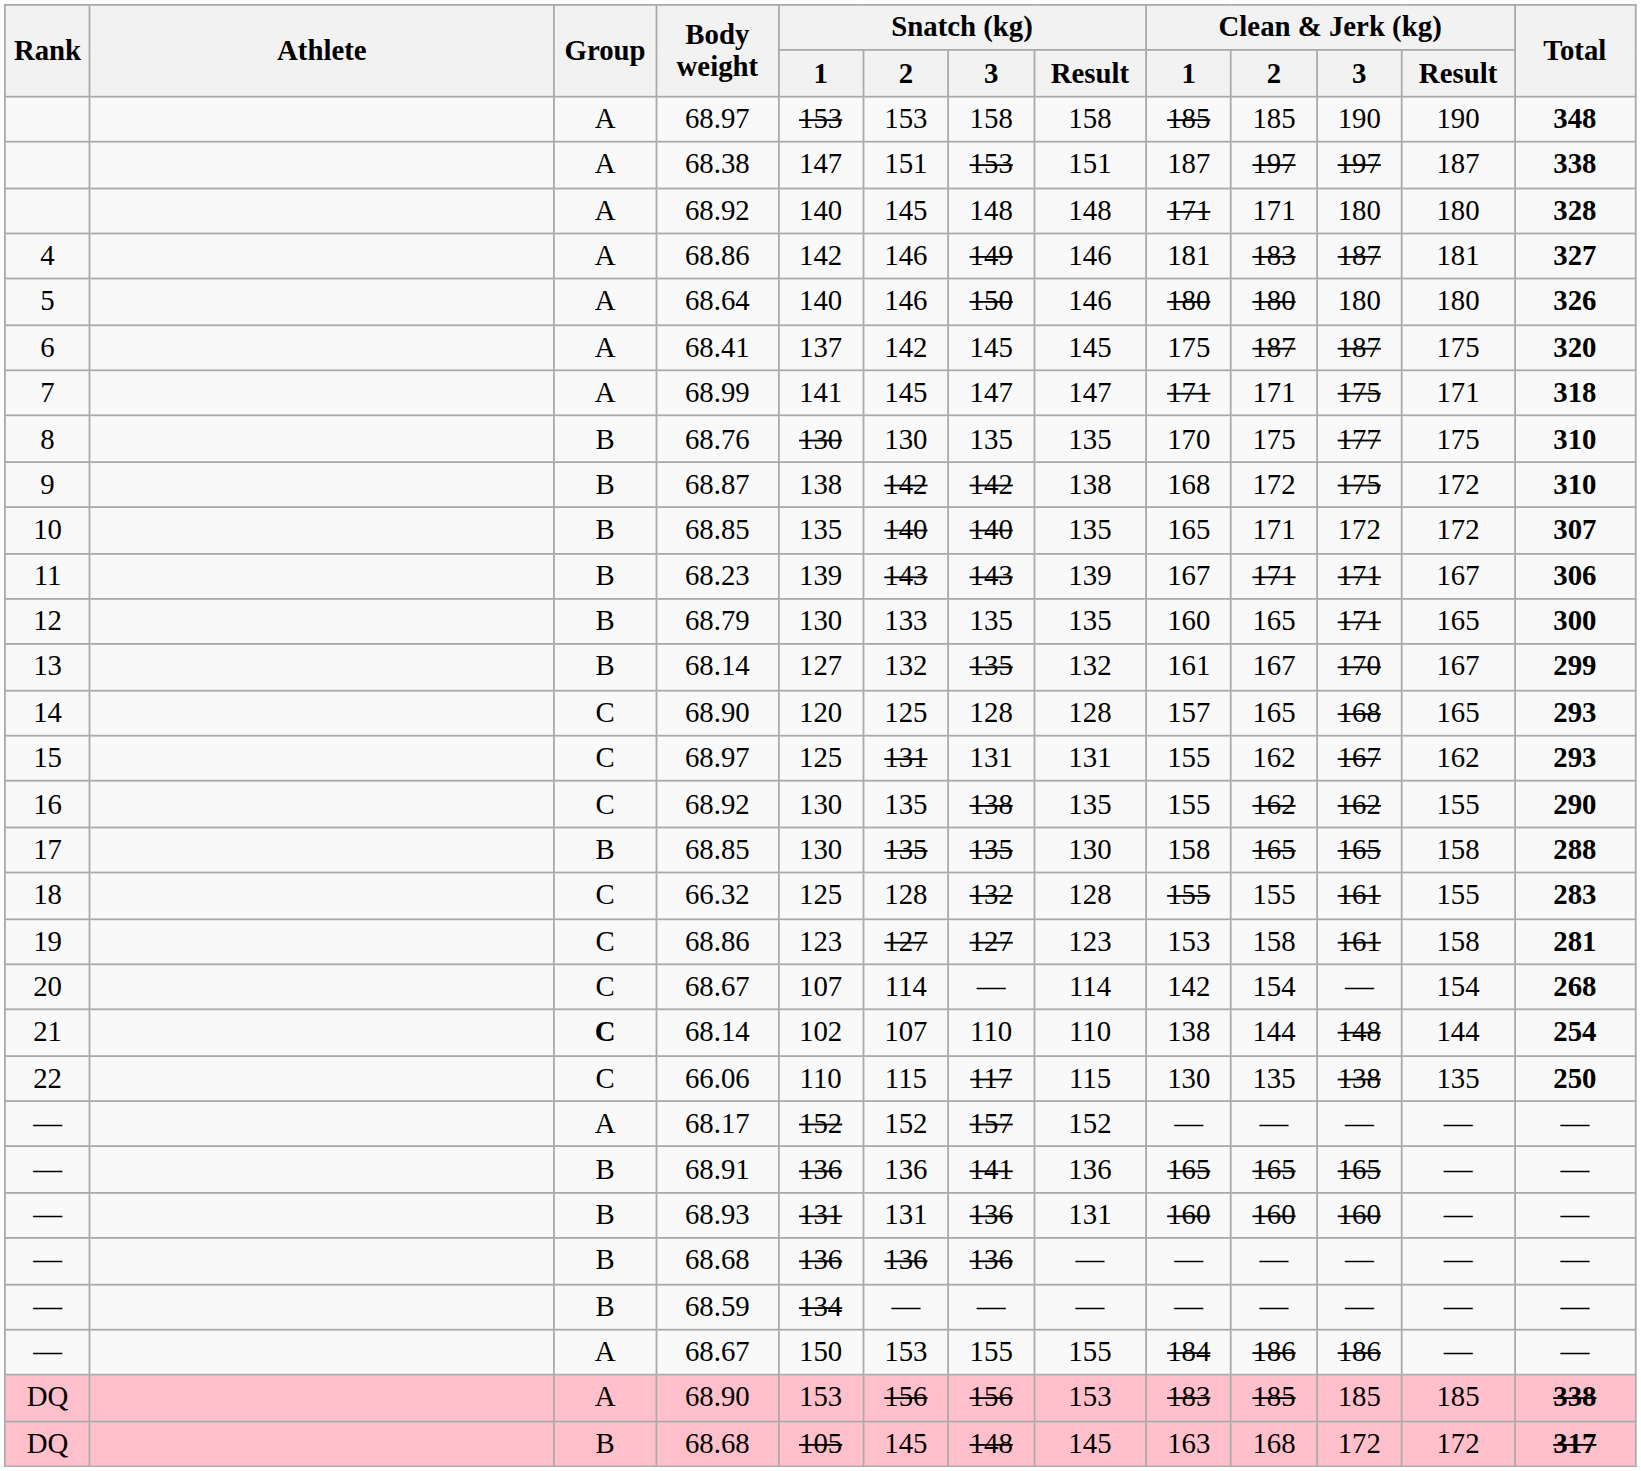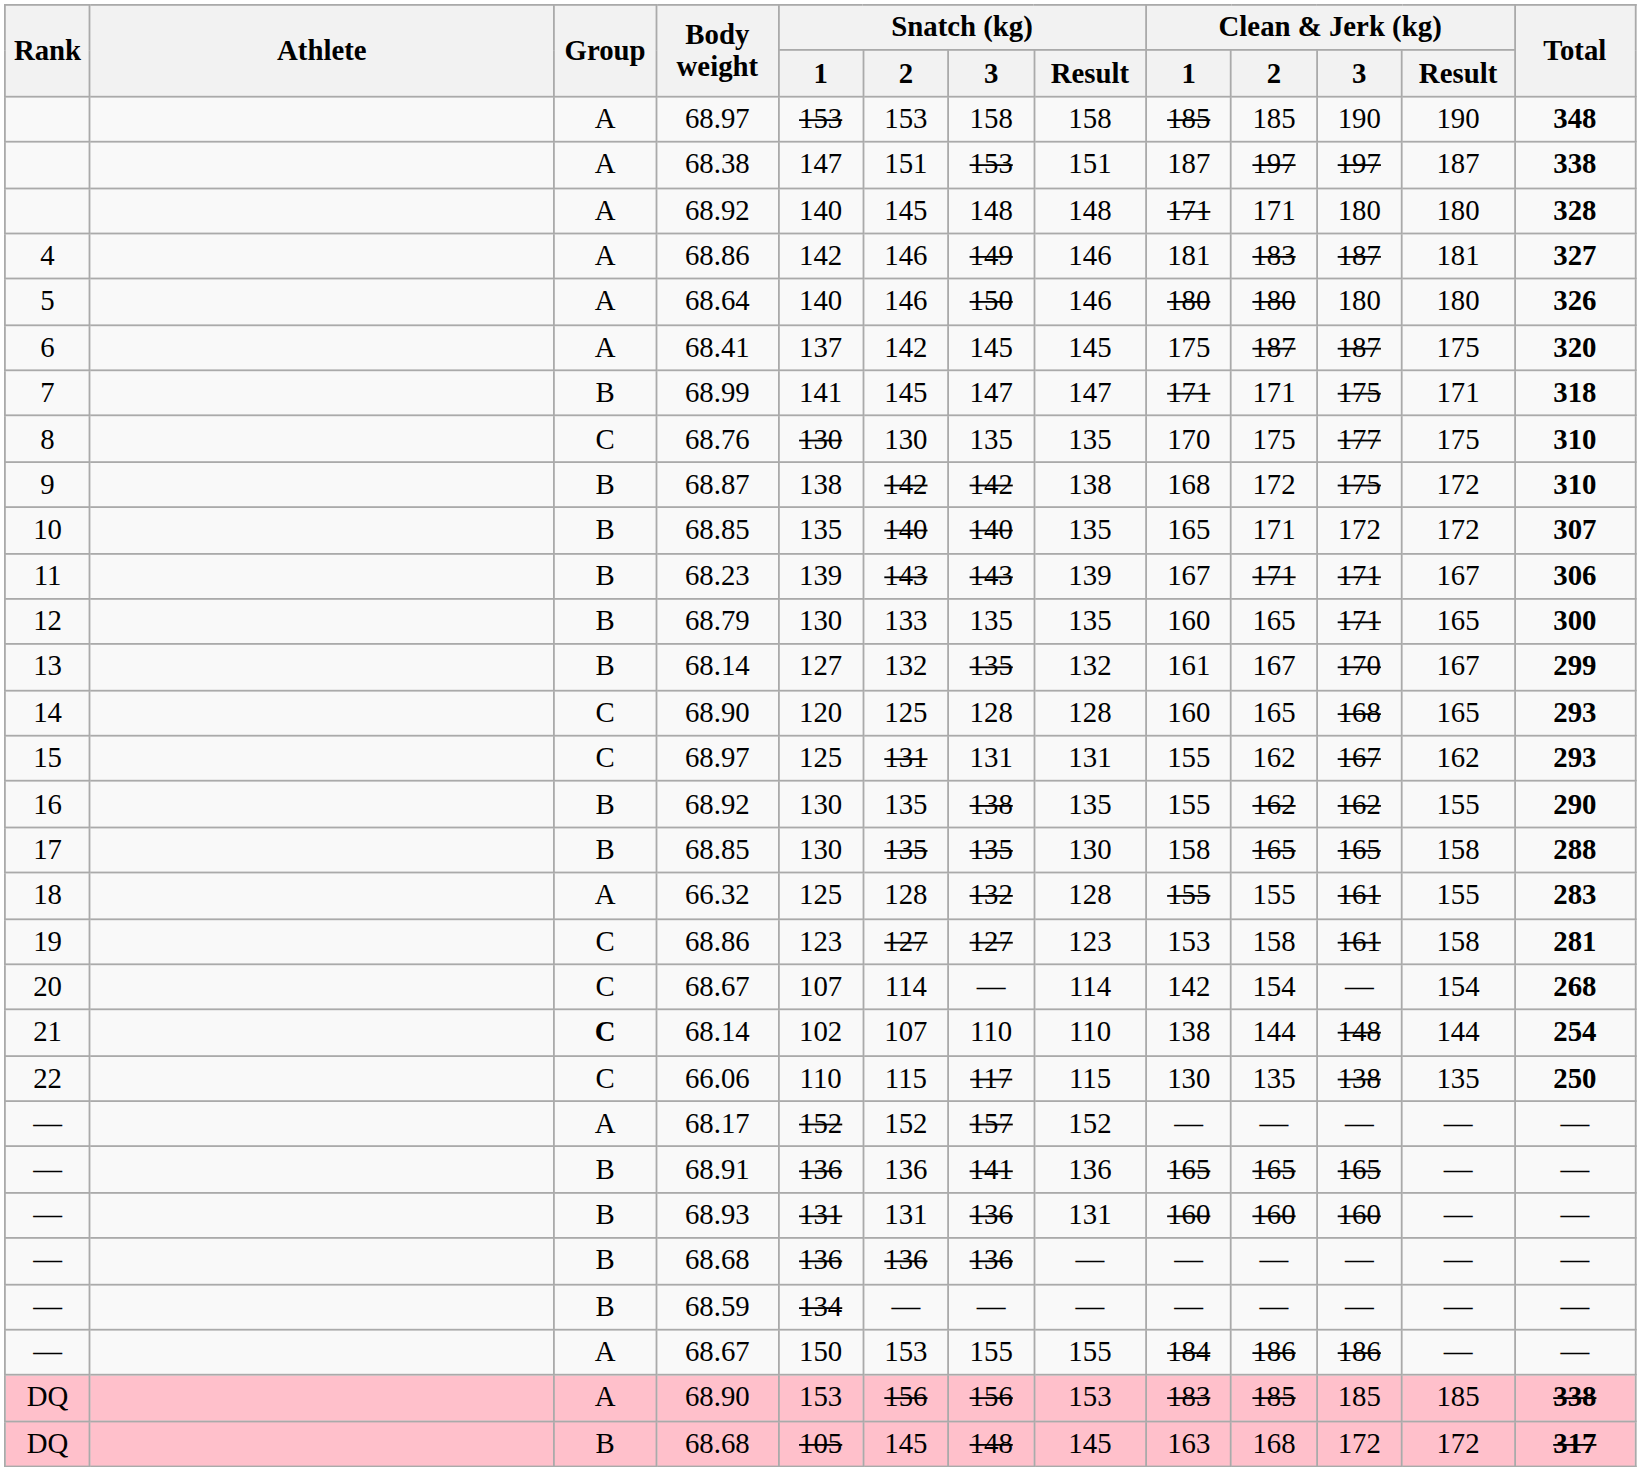(605, 392) A -> (605, 392) B
(605, 438) B -> (605, 438) C
(1189, 712) 157 -> (1189, 712) 160
(605, 803) C -> (605, 803) B
(605, 895) C -> (605, 895) A
